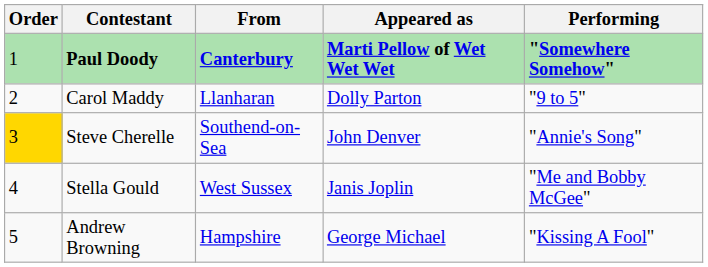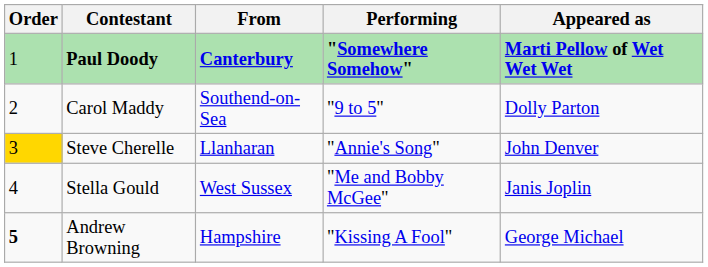columns swapped: (424, 19) <-> (614, 19)
(237, 98) Llanharan -> (250, 108) Southend-on-Sea
(250, 137) Southend-on-Sea -> (237, 148) Llanharan
(13, 237) normal -> (13, 237) bold
